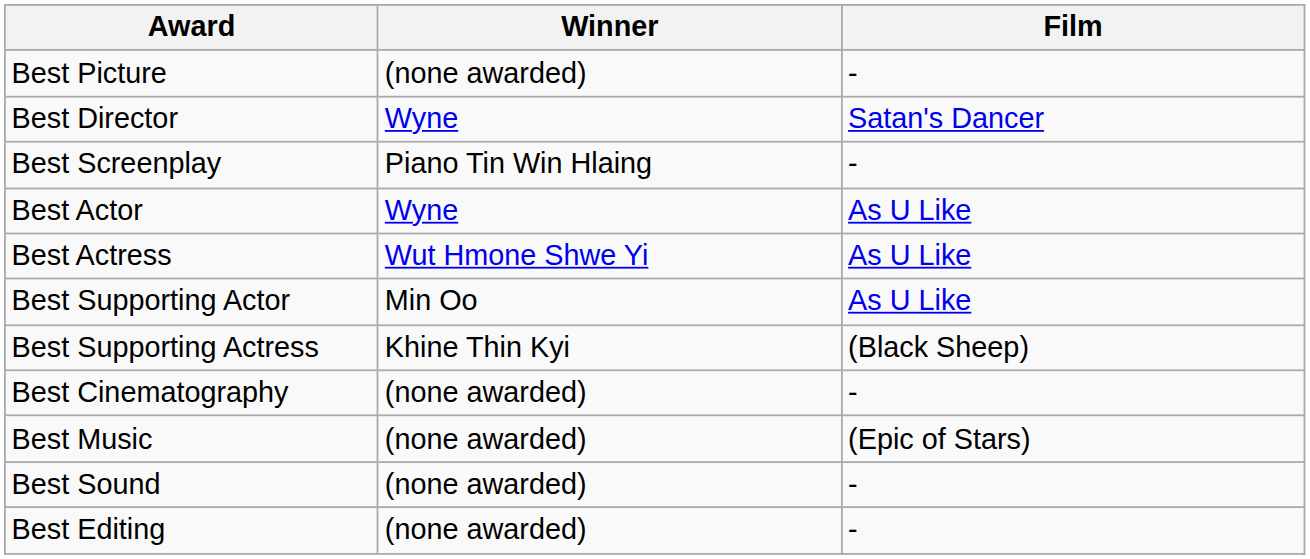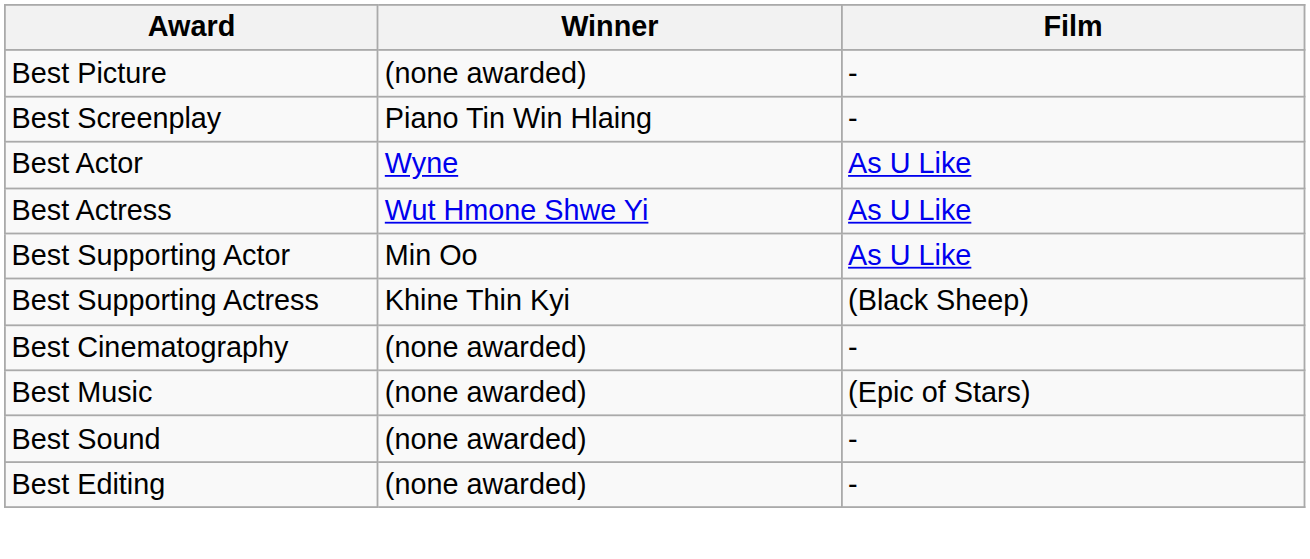- row: (95, 118)
